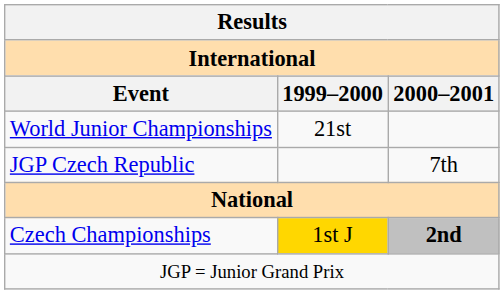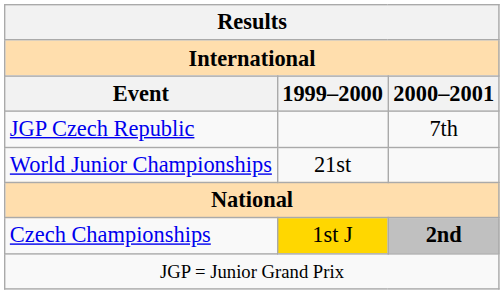rows swapped: (141, 128) <-> (102, 164)
